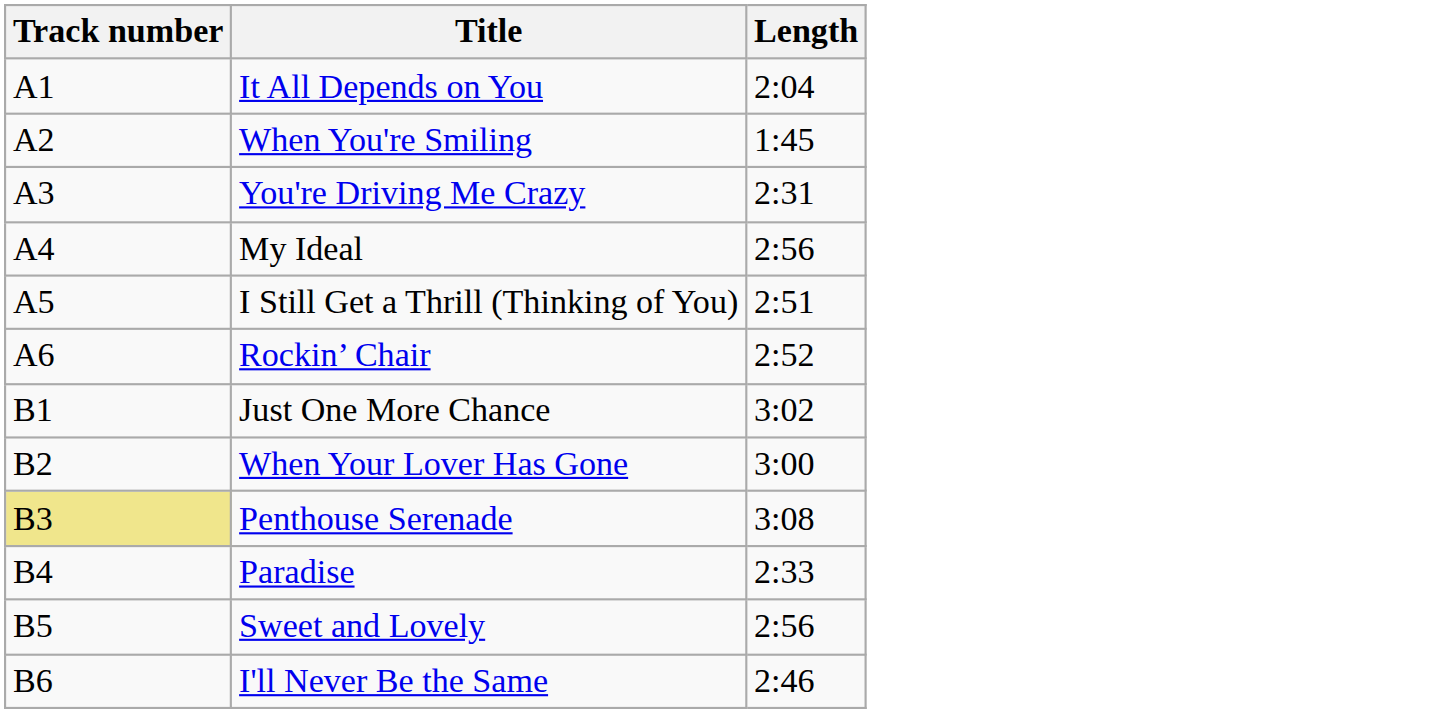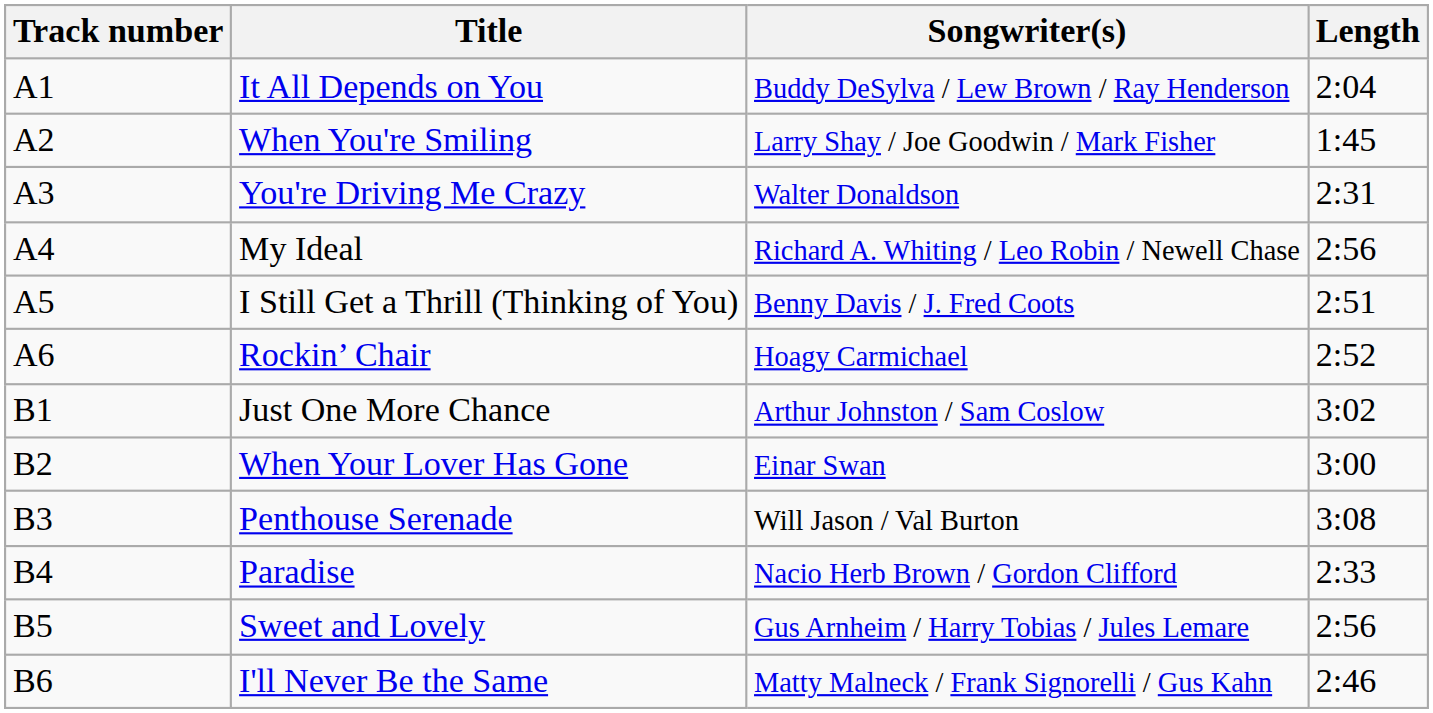+ column: (1027, 31)
(33, 517) khaki background -> (33, 517) no background
